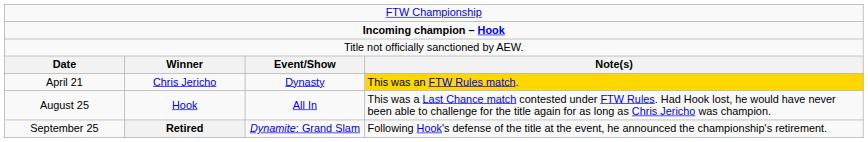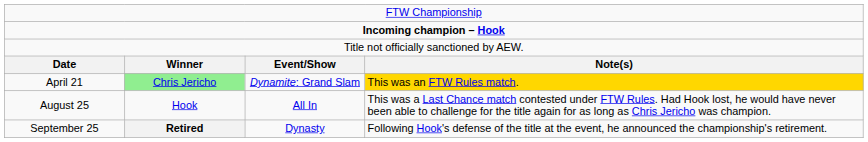(185, 82) no background -> (185, 82) lightgreen background
(305, 82) Dynasty -> (305, 82) Dynamite: Grand Slam
(305, 128) Dynamite: Grand Slam -> (305, 128) Dynasty
